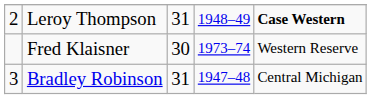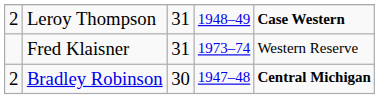(181, 49) 30 -> (181, 49) 31
(14, 78) 3 -> (14, 78) 2
(181, 78) 31 -> (181, 78) 30
(310, 78) normal -> (314, 78) bold
